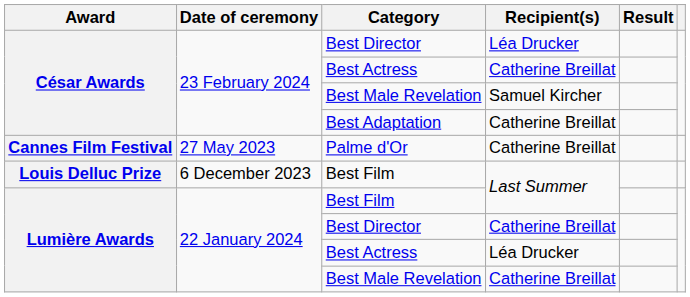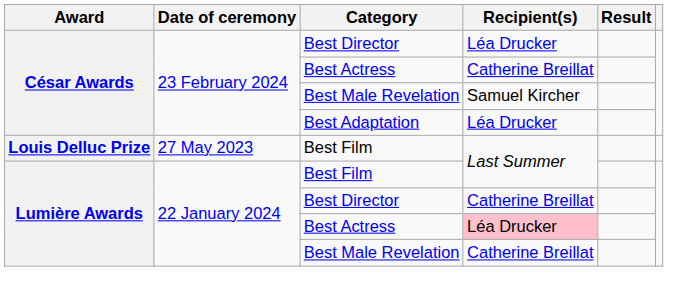(552, 122) Catherine Breillat -> (512, 122) Léa Drucker
- row: (90, 148)
(245, 174) 6 December 2023 -> (206, 148) 27 May 2023
(534, 252) no background -> (512, 226) pink background
